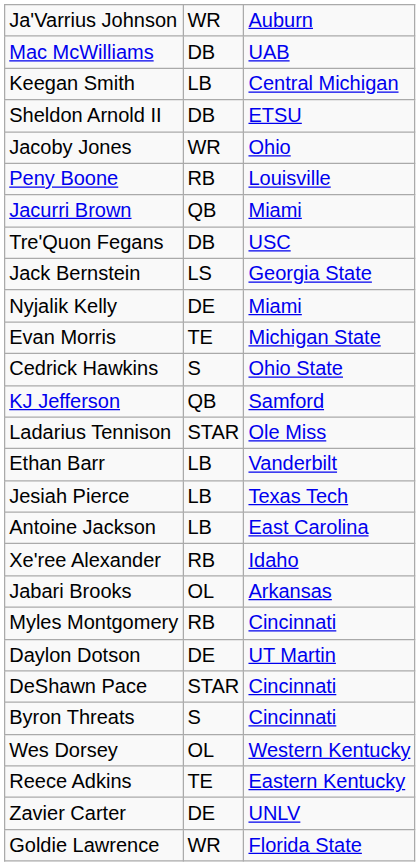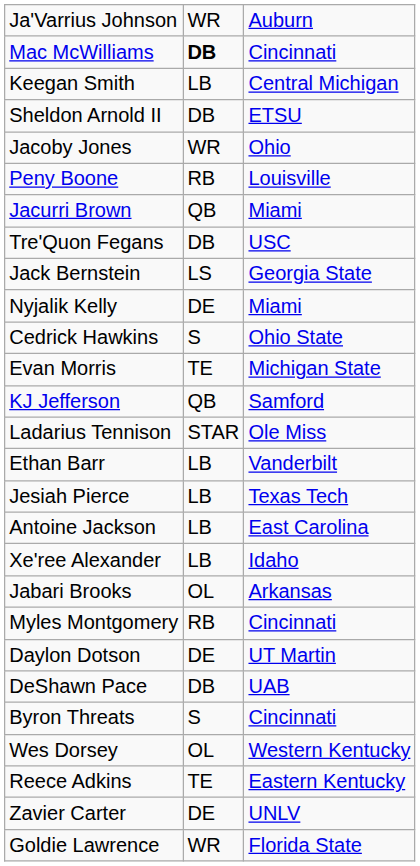(201, 52) normal -> (202, 52) bold
(269, 52) UAB -> (292, 52) Cincinnati
rows swapped: (84, 369) <-> (63, 337)
(201, 559) RB -> (200, 559) LB
(213, 686) STAR -> (201, 686) DB
(292, 686) Cincinnati -> (269, 686) UAB
